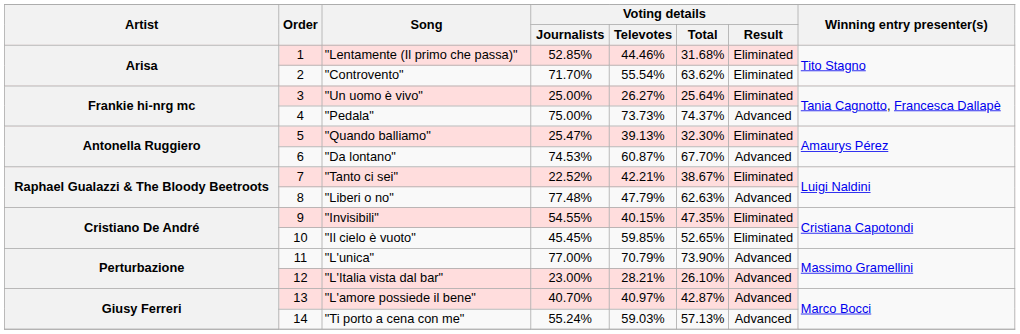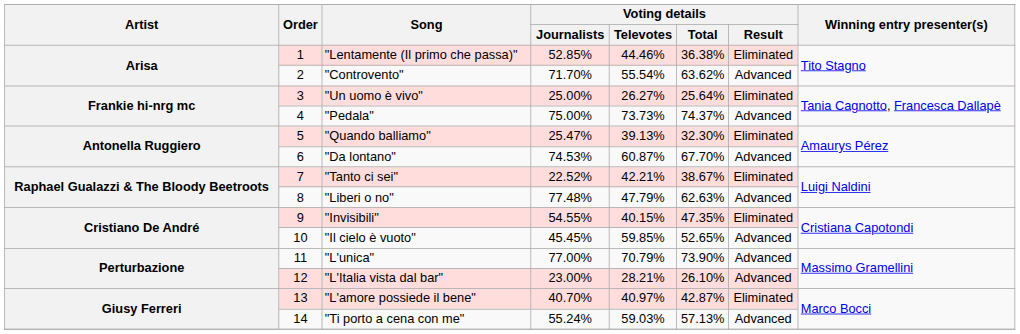(703, 55) 31.68% -> (703, 55) 36.38%
(763, 75) Eliminated -> (763, 75) Advanced
(763, 237) Eliminated -> (763, 237) Advanced
(763, 298) Advanced -> (763, 298) Eliminated
